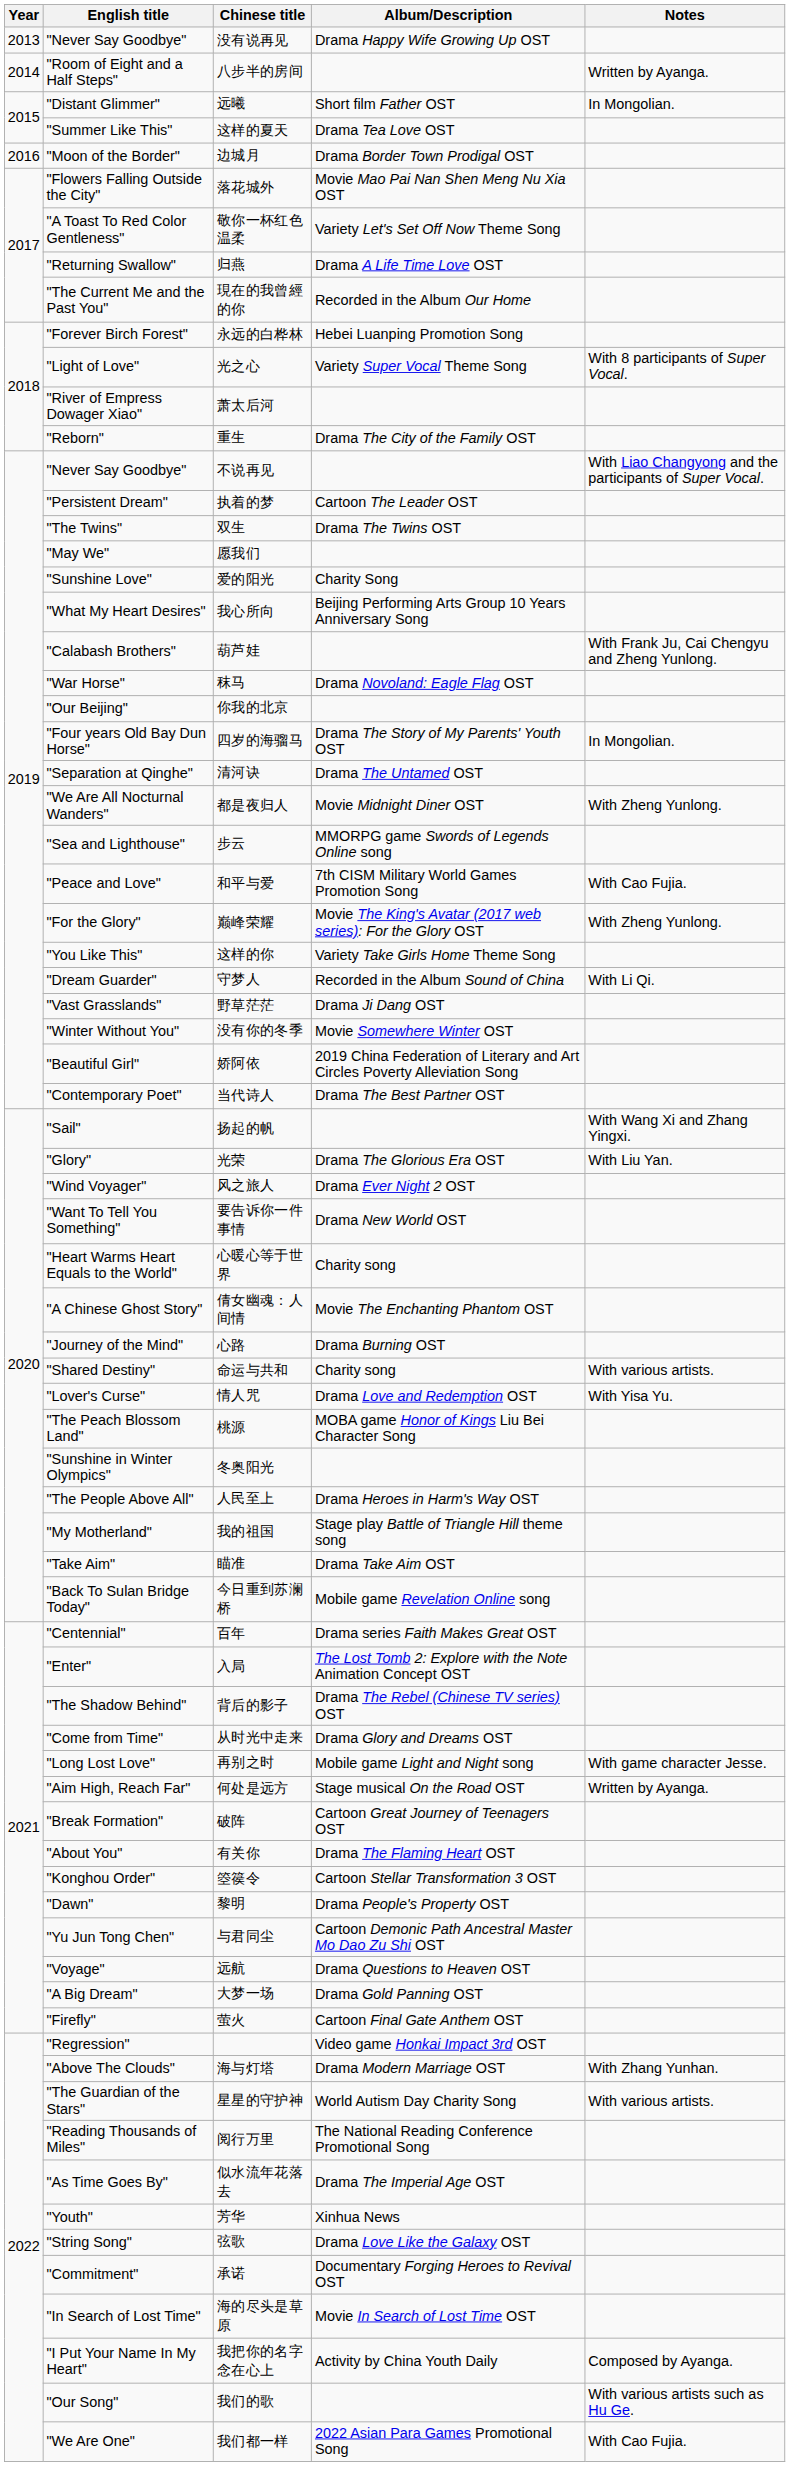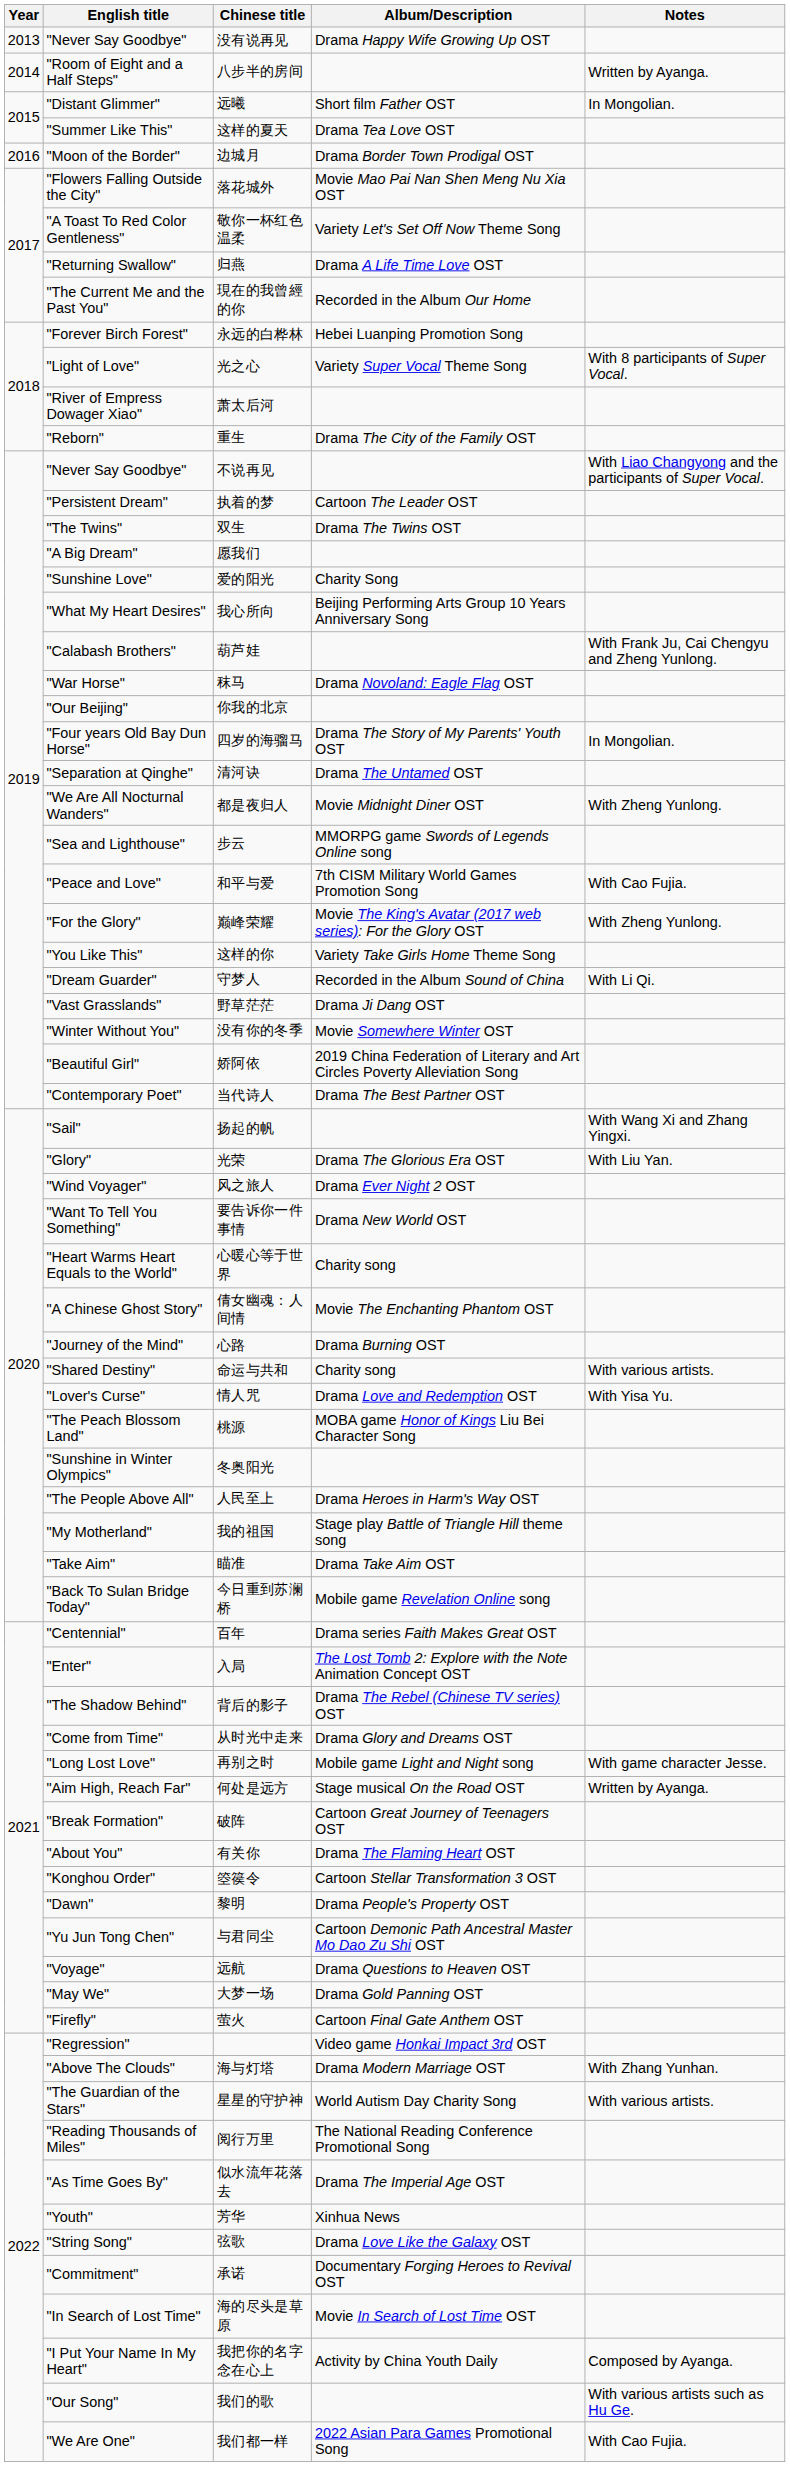(78, 554) "May We" -> (92, 554) "A Big Dream"
(92, 1994) "A Big Dream" -> (78, 1994) "May We"
